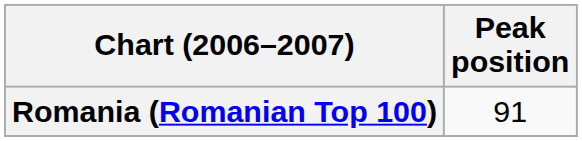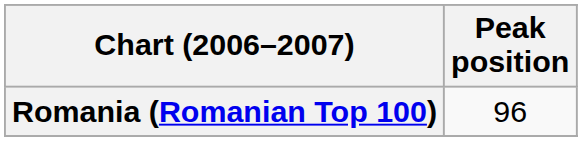(510, 111) 91 -> (510, 111) 96
